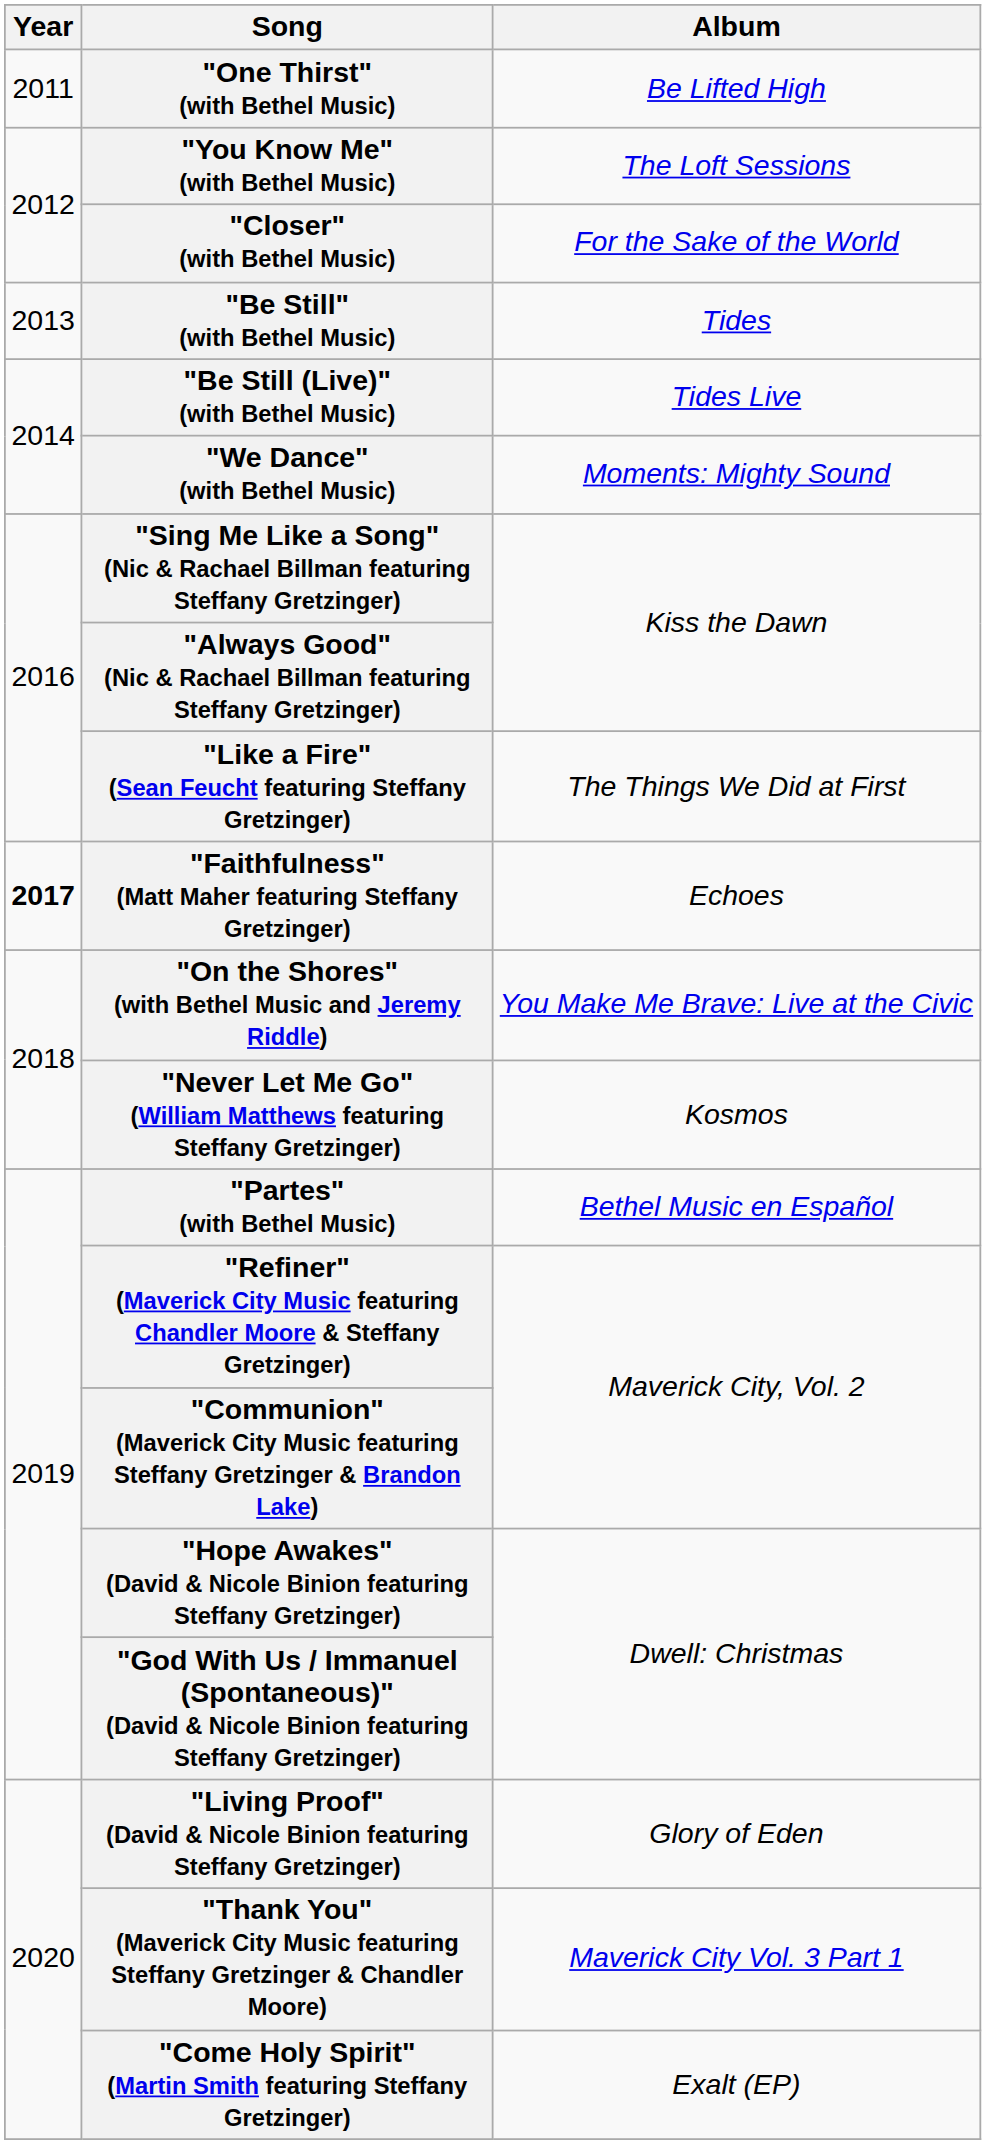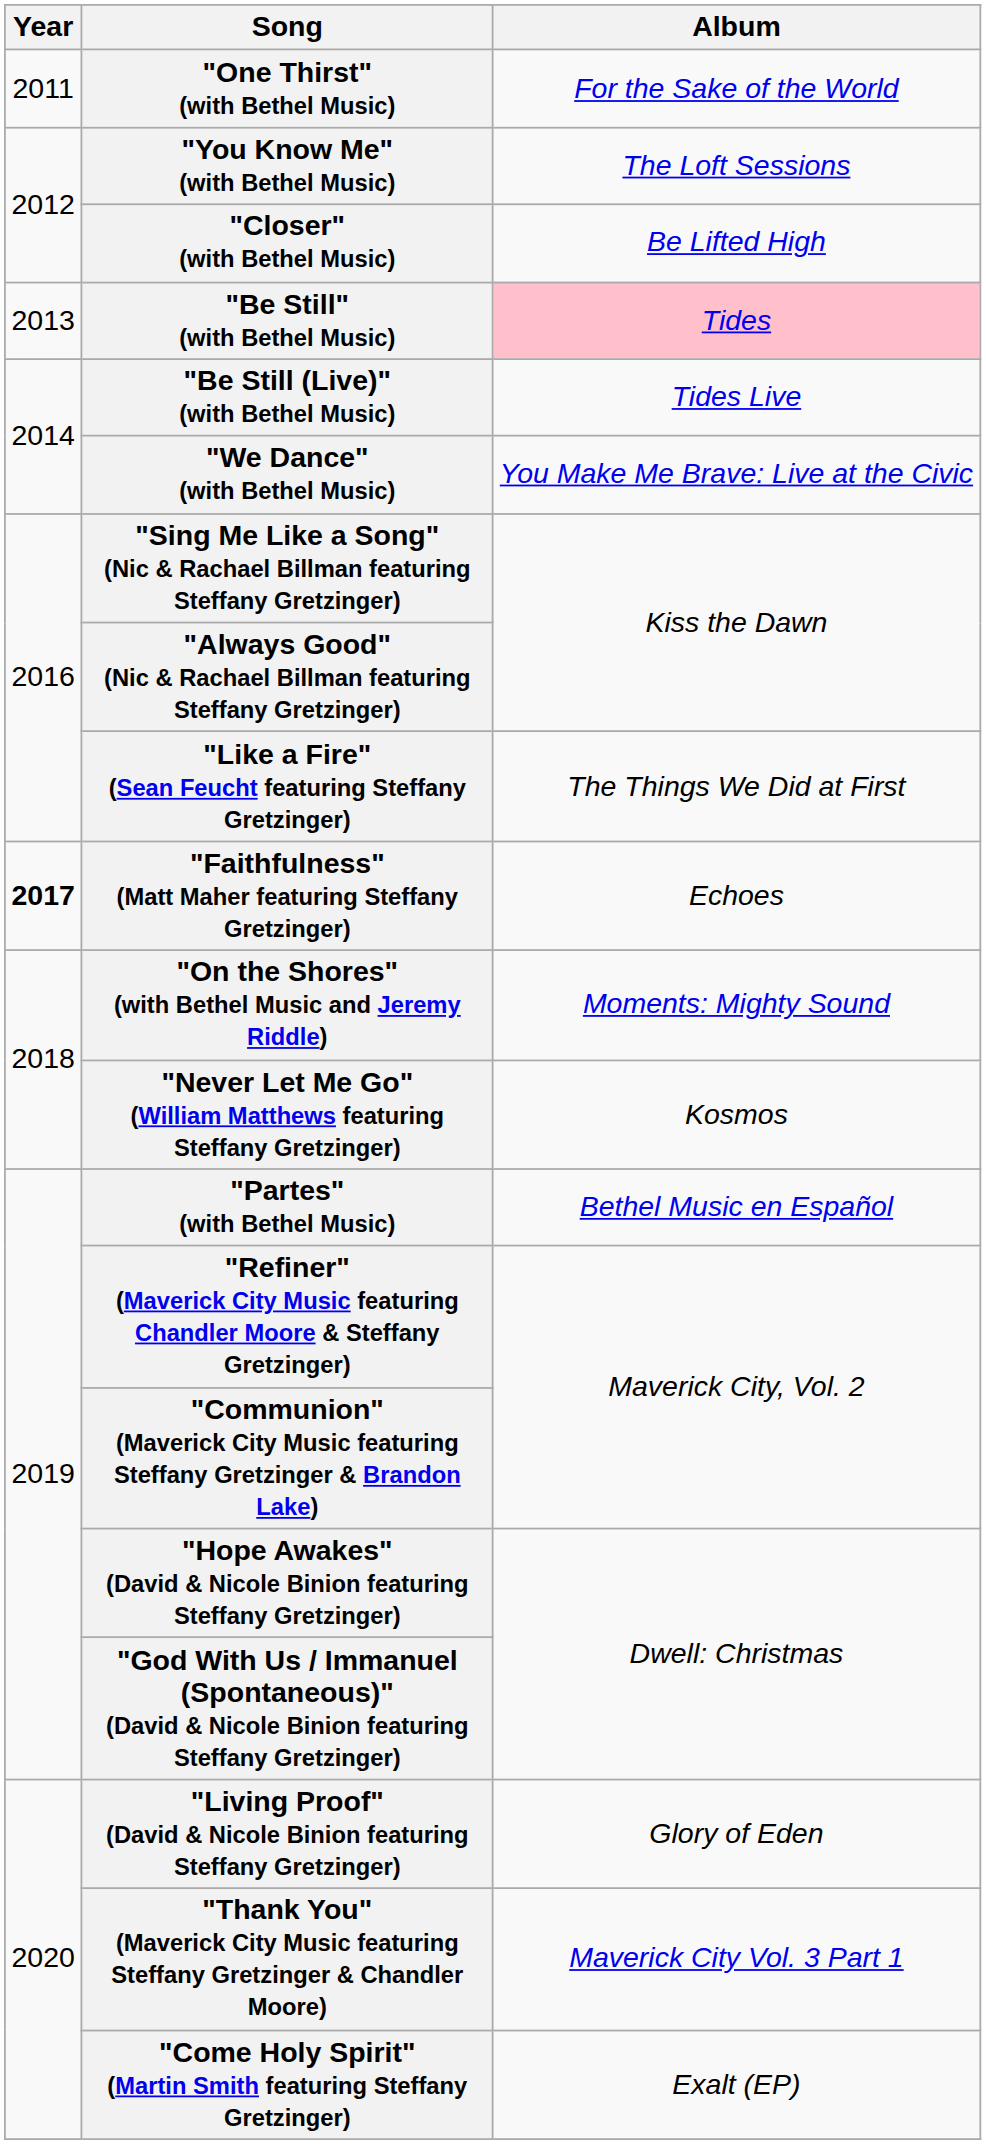(736, 88) Be Lifted High -> (736, 88) For the Sake of the World
(736, 242) For the Sake of the World -> (736, 242) Be Lifted High
(736, 319) no background -> (736, 319) pink background
(736, 474) Moments: Mighty Sound -> (736, 474) You Make Me Brave: Live at the Civic
(736, 1004) You Make Me Brave: Live at the Civic -> (736, 1004) Moments: Mighty Sound
